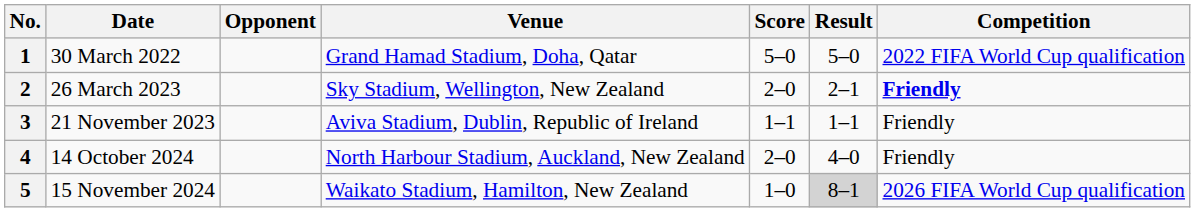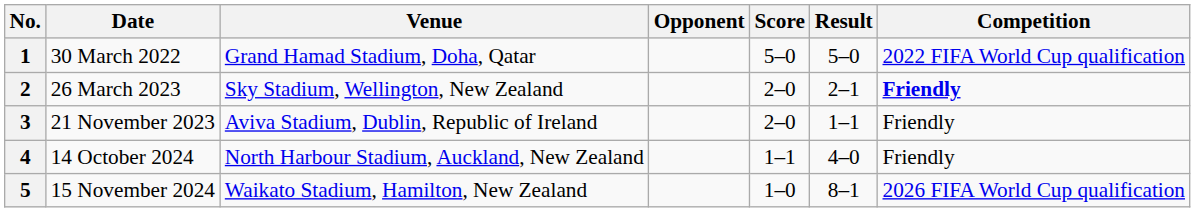columns swapped: (535, 21) <-> (270, 21)
(780, 122) 1–1 -> (780, 122) 2–0
(780, 156) 2–0 -> (780, 156) 1–1
(844, 190) lightgrey background -> (844, 190) no background
